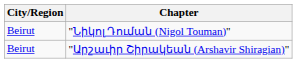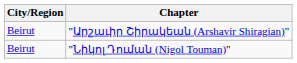rows swapped: (150, 31) <-> (179, 49)
